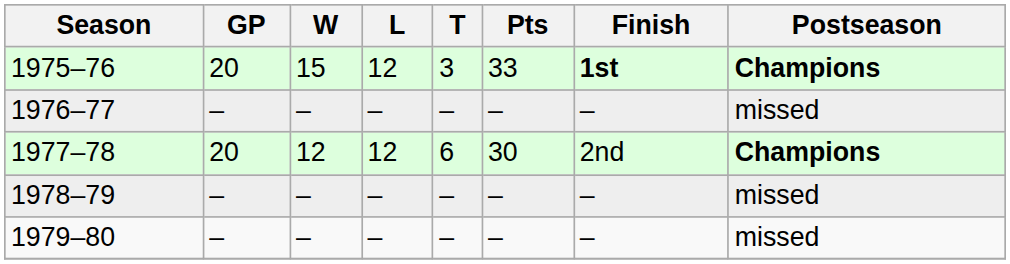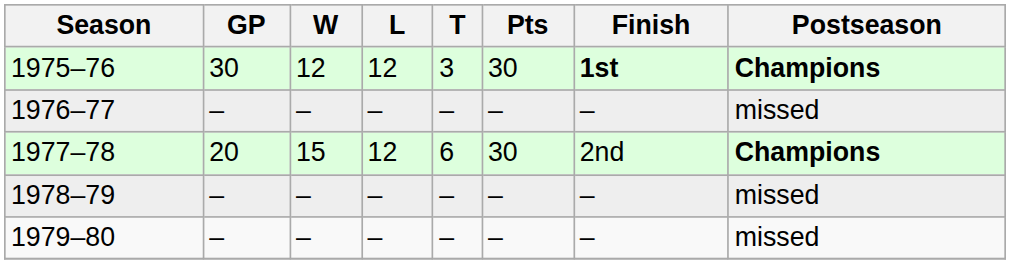(224, 68) 20 -> (224, 68) 30
(311, 68) 15 -> (311, 68) 12
(503, 68) 33 -> (503, 68) 30
(311, 152) 12 -> (311, 152) 15
